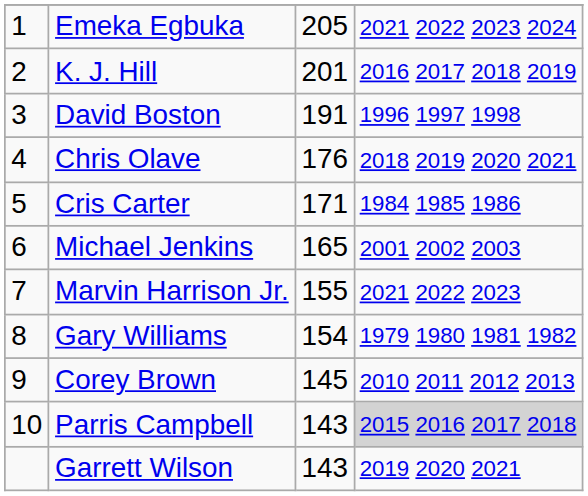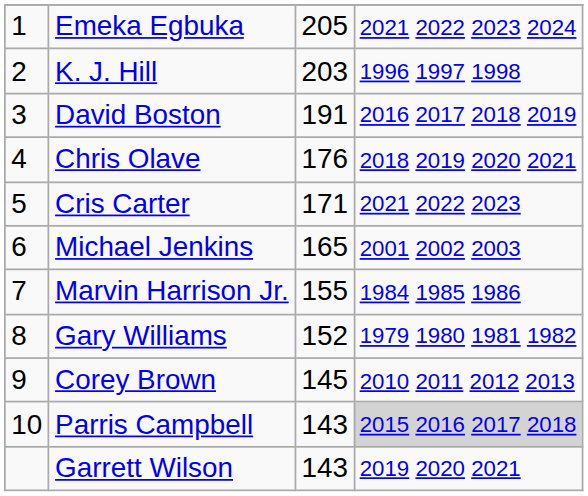(325, 70) 201 -> (325, 70) 203
(468, 71) 2016 2017 2018 2019 -> (440, 71) 1996 1997 1998
(440, 115) 1996 1997 1998 -> (468, 115) 2016 2017 2018 2019
(440, 204) 1984 1985 1986 -> (440, 204) 2021 2022 2023
(440, 292) 2021 2022 2023 -> (440, 292) 1984 1985 1986
(325, 335) 154 -> (325, 335) 152
